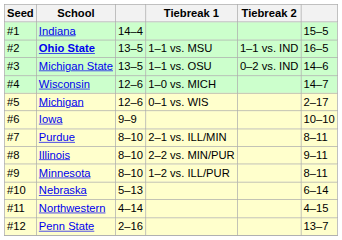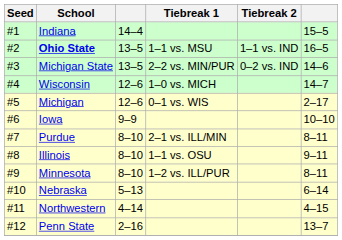(180, 66) 1–1 vs. OSU -> (191, 66) 2–2 vs. MIN/PUR
(191, 155) 2–2 vs. MIN/PUR -> (180, 155) 1–1 vs. OSU
